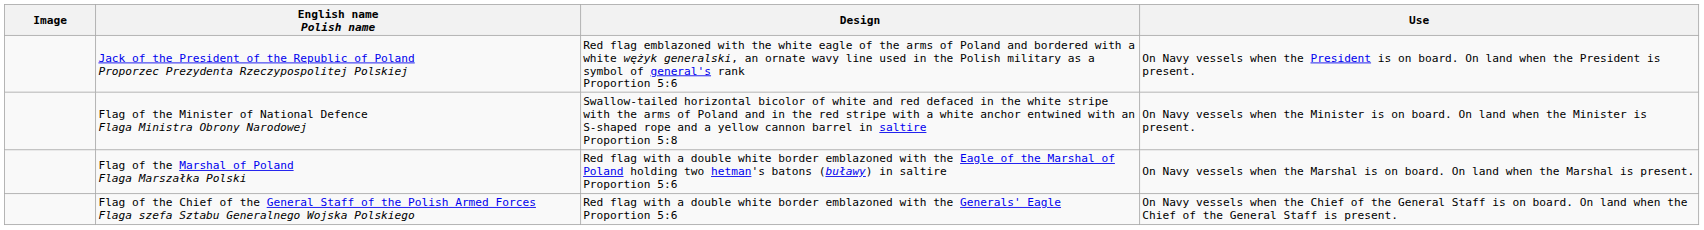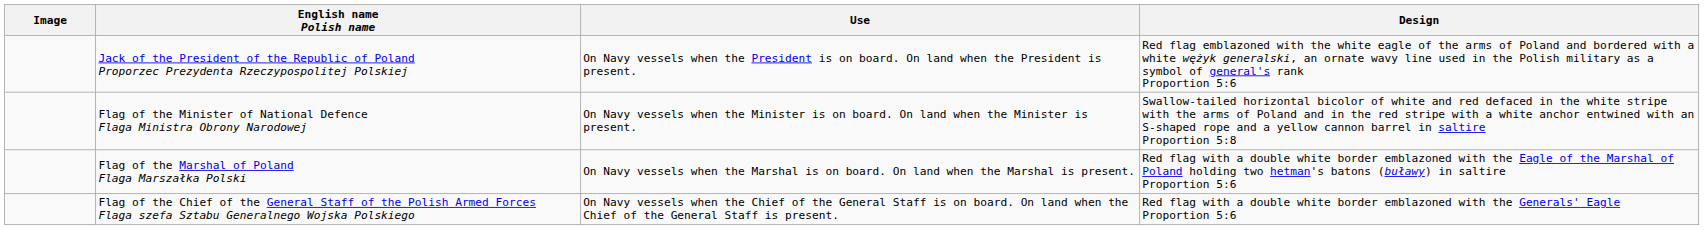columns swapped: (860, 20) <-> (1419, 20)
